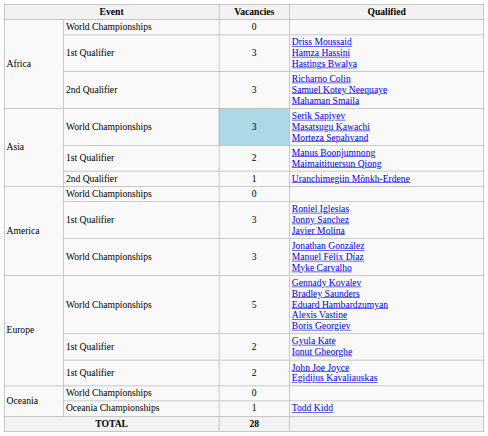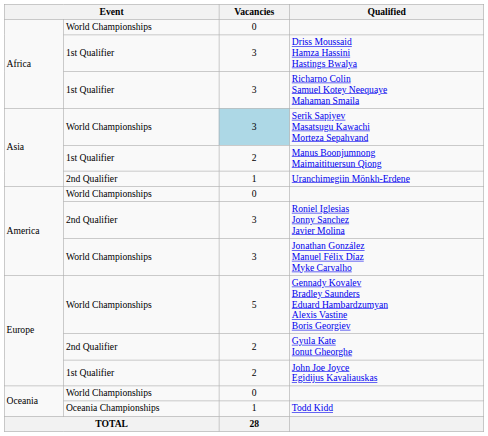(92, 90) 2nd Qualifier -> (90, 90) 1st Qualifier
(90, 220) 1st Qualifier -> (92, 220) 2nd Qualifier
(90, 346) 1st Qualifier -> (92, 346) 2nd Qualifier
